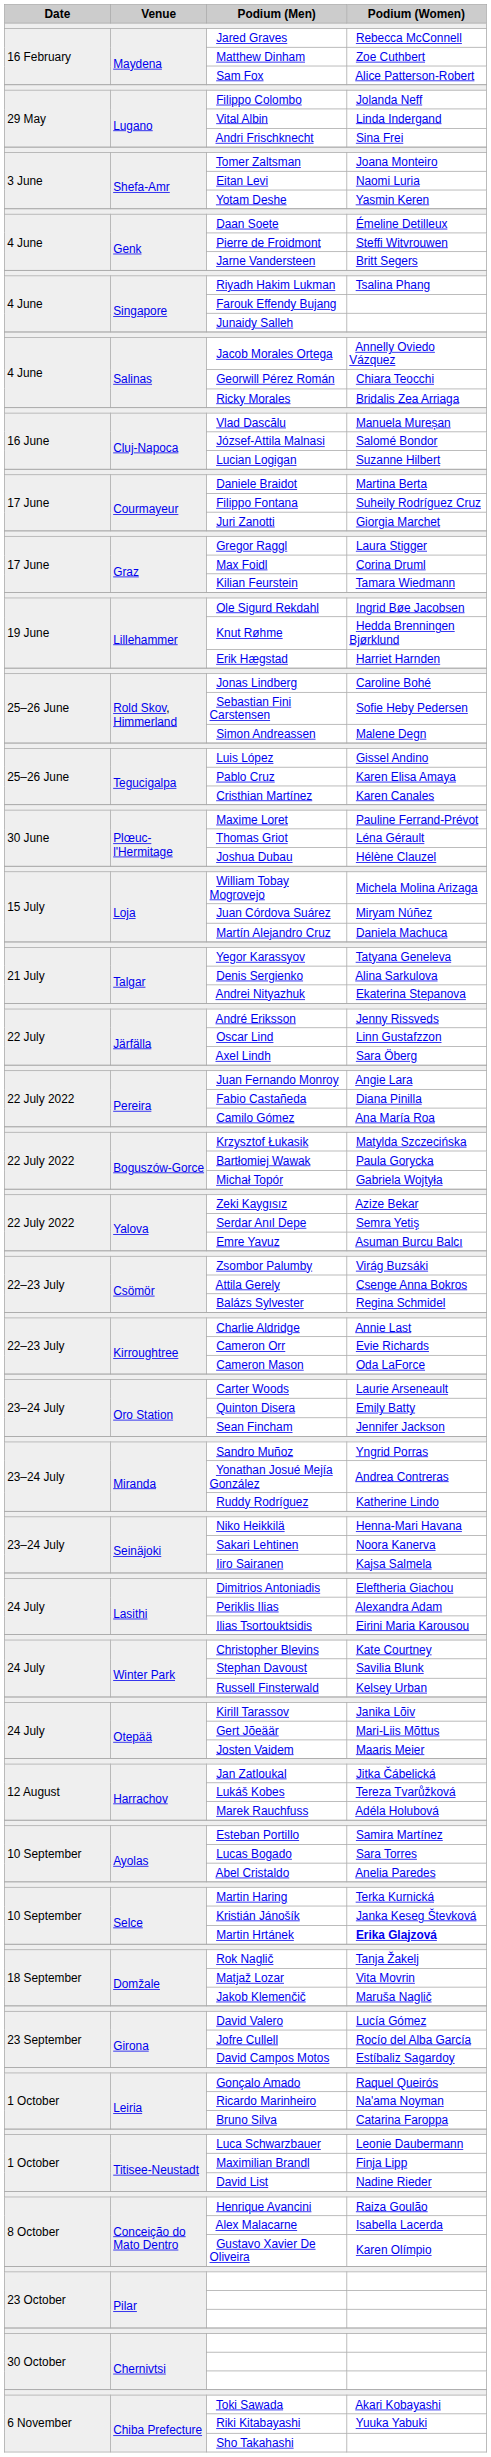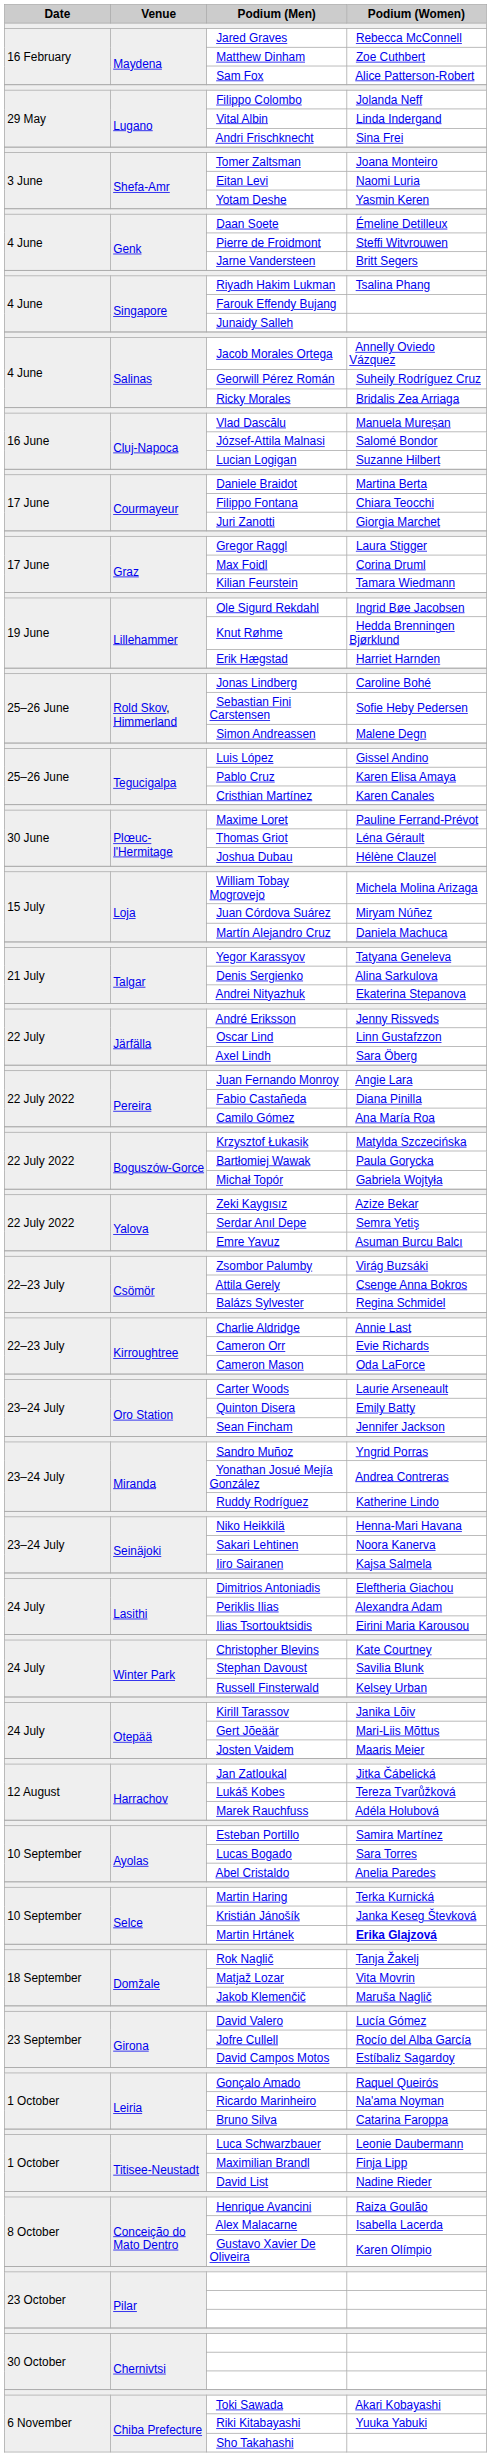(392, 379) Chiara Teocchi -> (415, 379) Suheily Rodríguez Cruz
(415, 503) Suheily Rodríguez Cruz -> (392, 503) Chiara Teocchi
